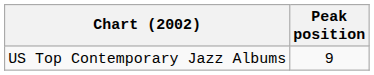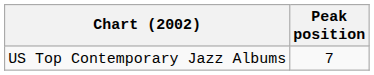(329, 58) 9 -> (329, 58) 7
